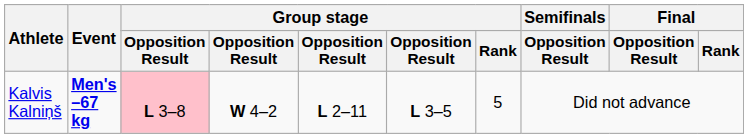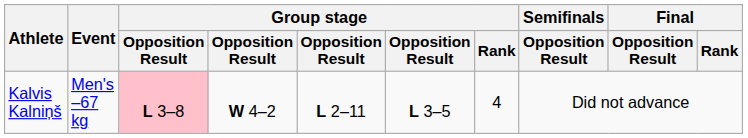(94, 103) bold -> (93, 103) normal
(498, 103) 5 -> (497, 103) 4
